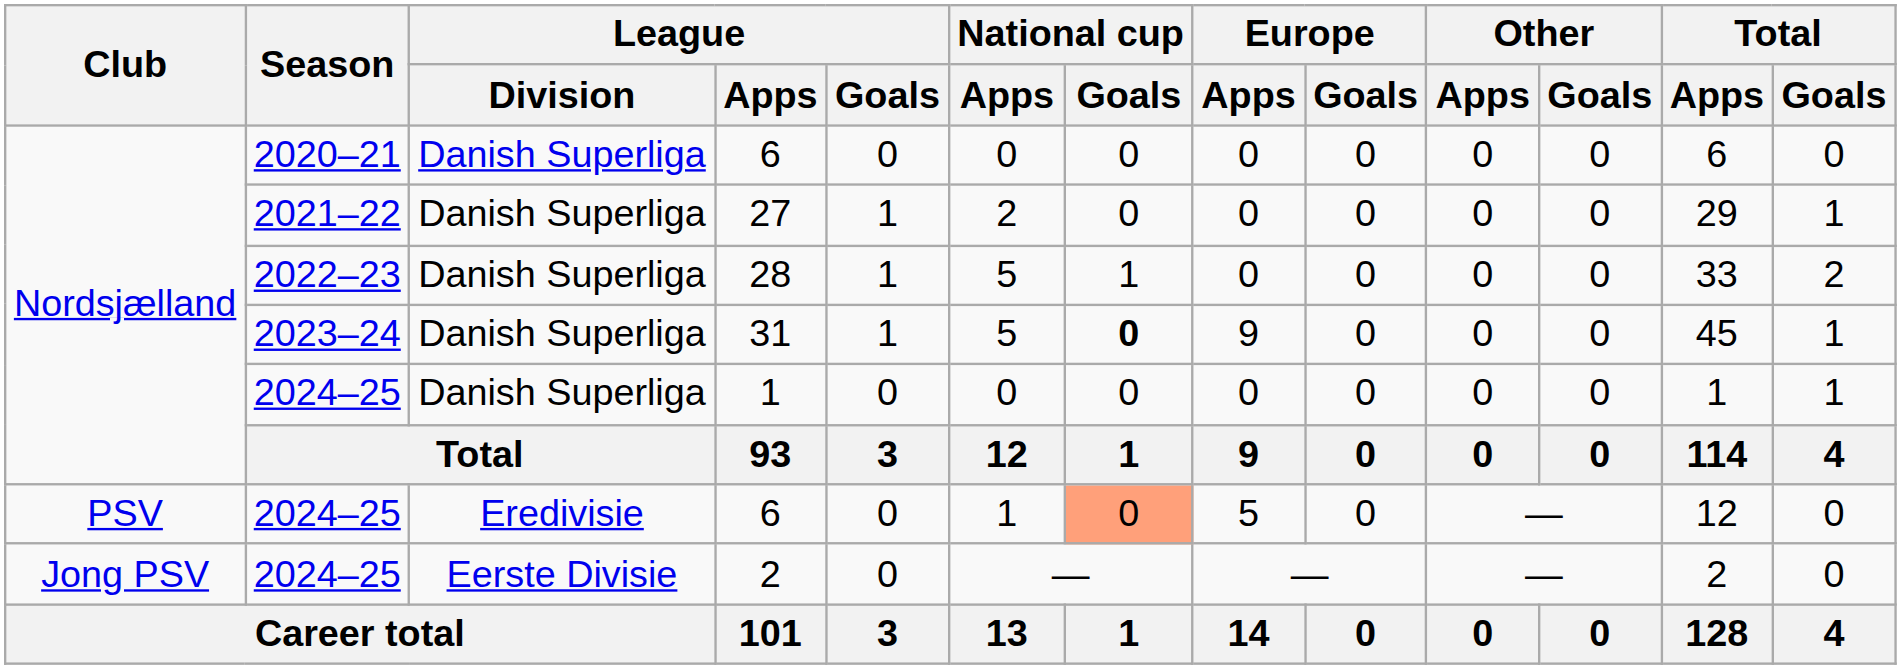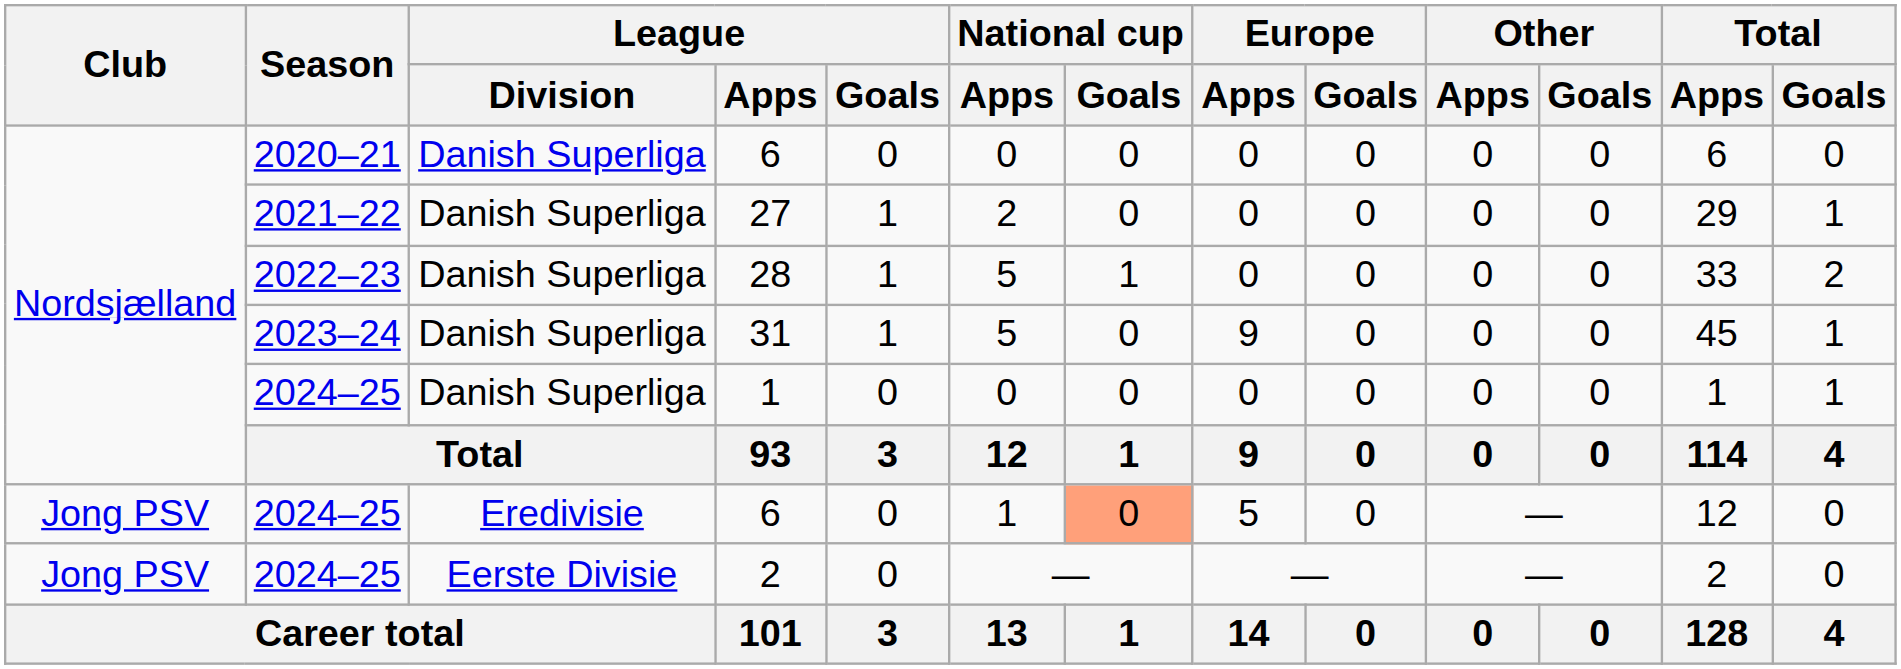(1129, 333) bold -> (1129, 333) normal
(125, 513) PSV -> (125, 513) Jong PSV
